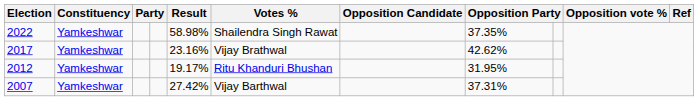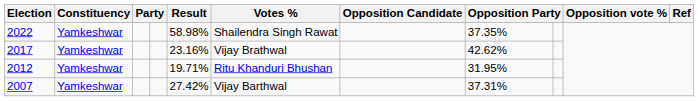(189, 68) 19.17% -> (189, 68) 19.71%
